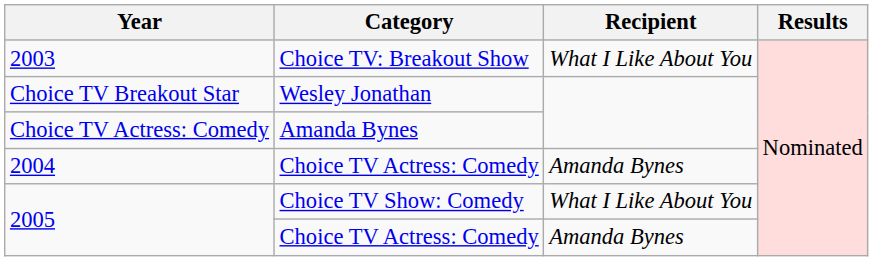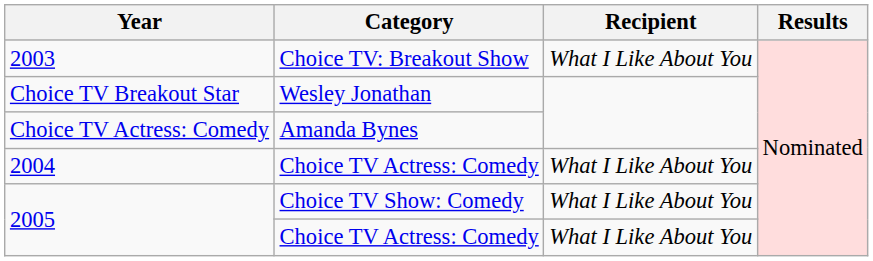(616, 165) Amanda Bynes -> (651, 165) What I Like About You
(616, 237) Amanda Bynes -> (651, 237) What I Like About You
